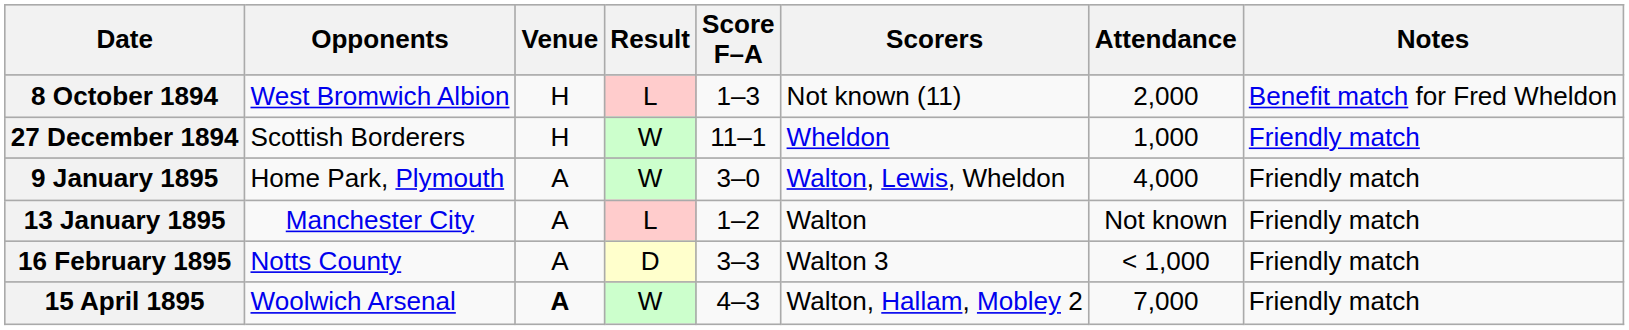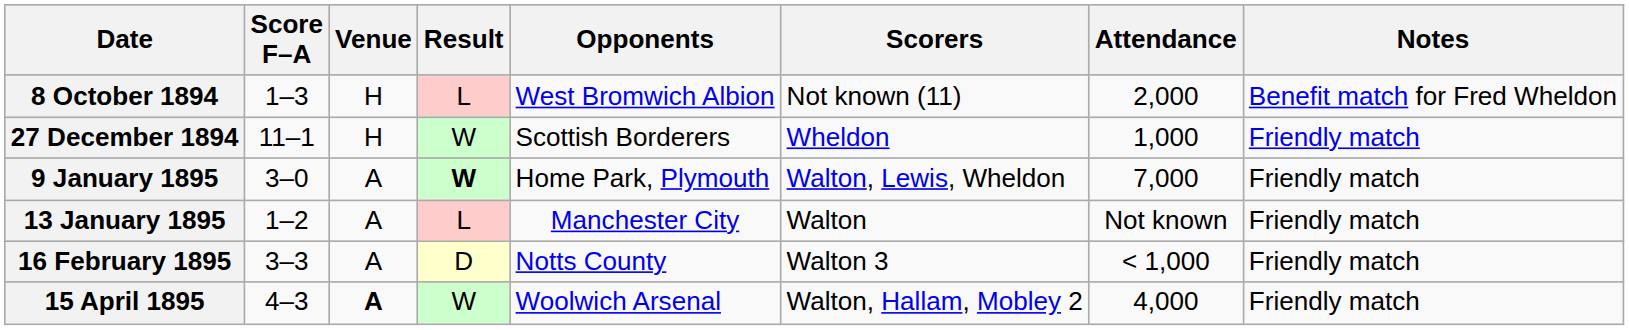columns swapped: (380, 39) <-> (738, 39)
(650, 178) normal -> (464, 178) bold
(1166, 178) 4,000 -> (1166, 178) 7,000
(1166, 302) 7,000 -> (1166, 302) 4,000
